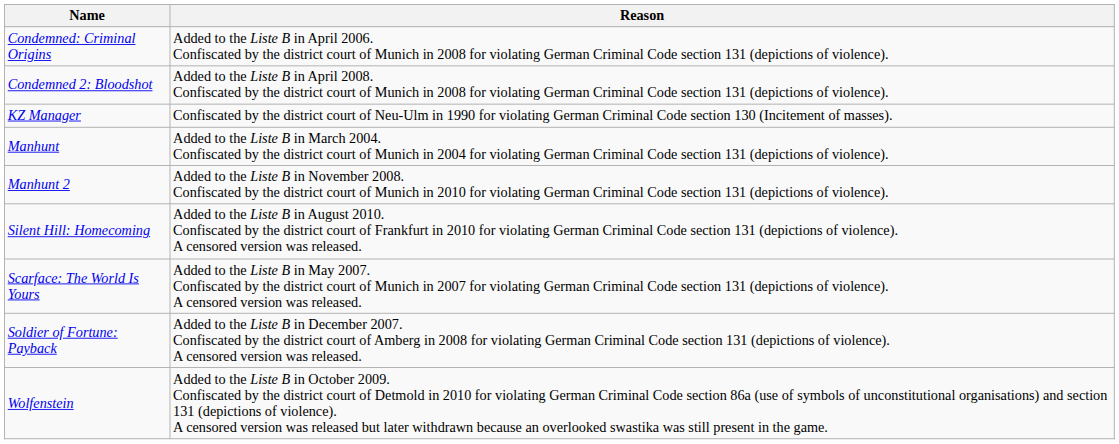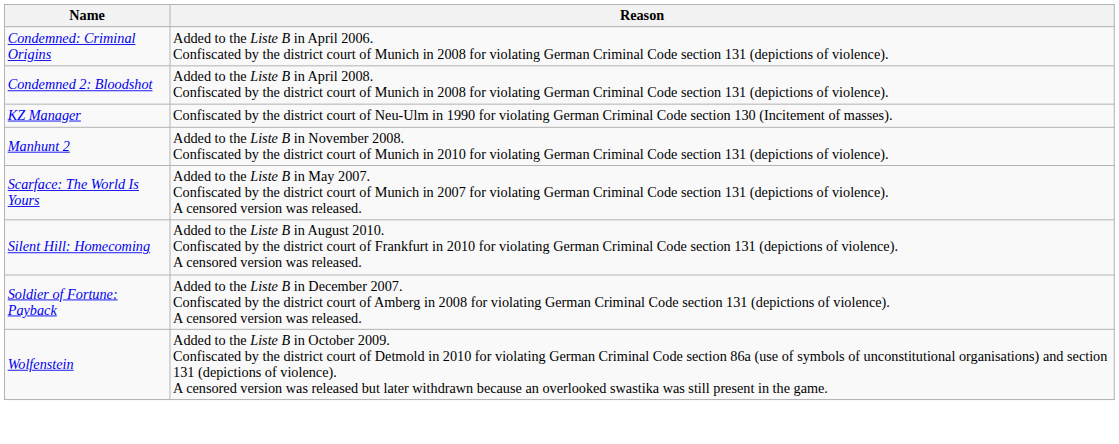- row: (33, 146)
rows swapped: (73, 286) <-> (79, 231)
